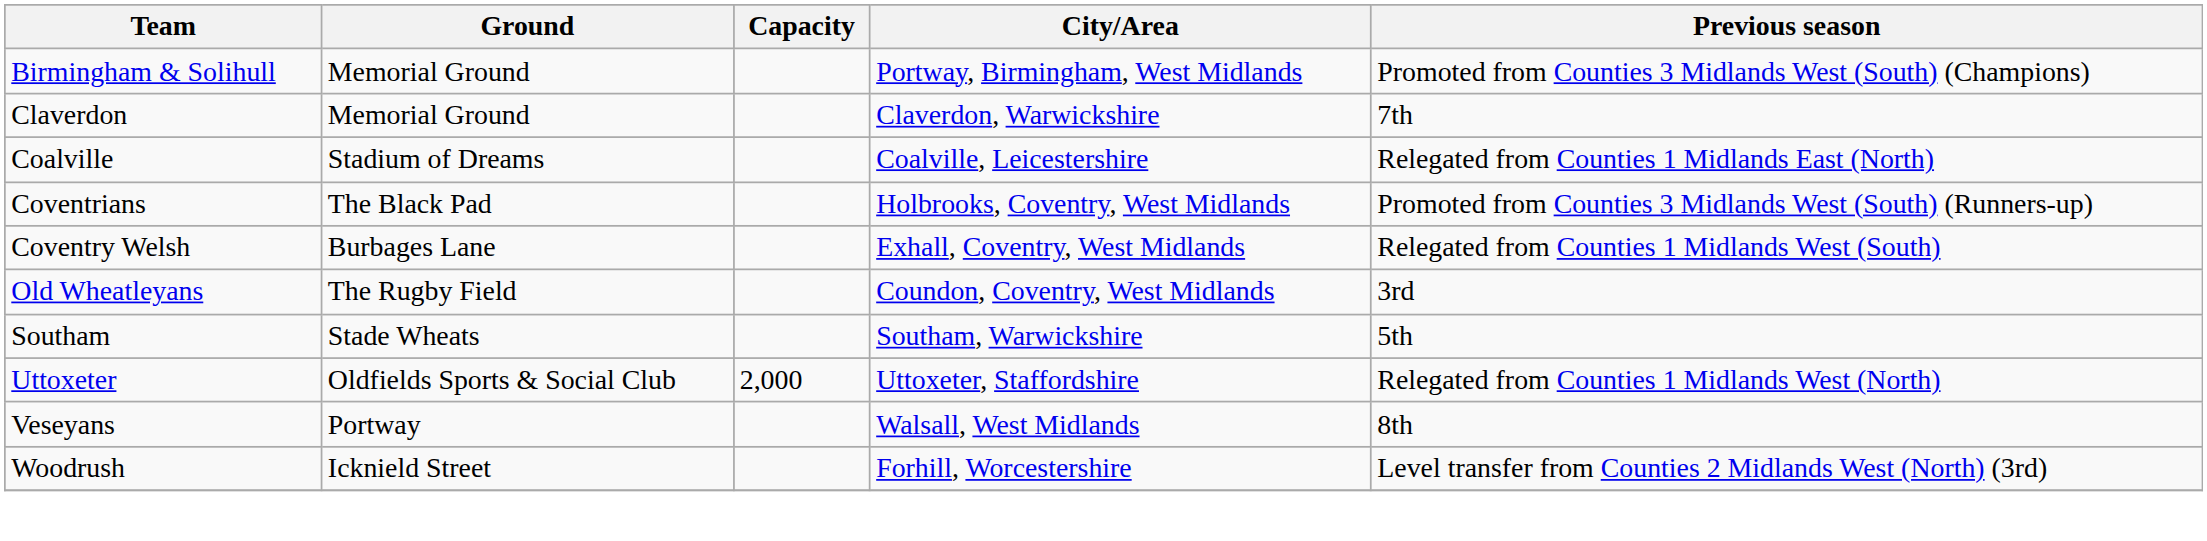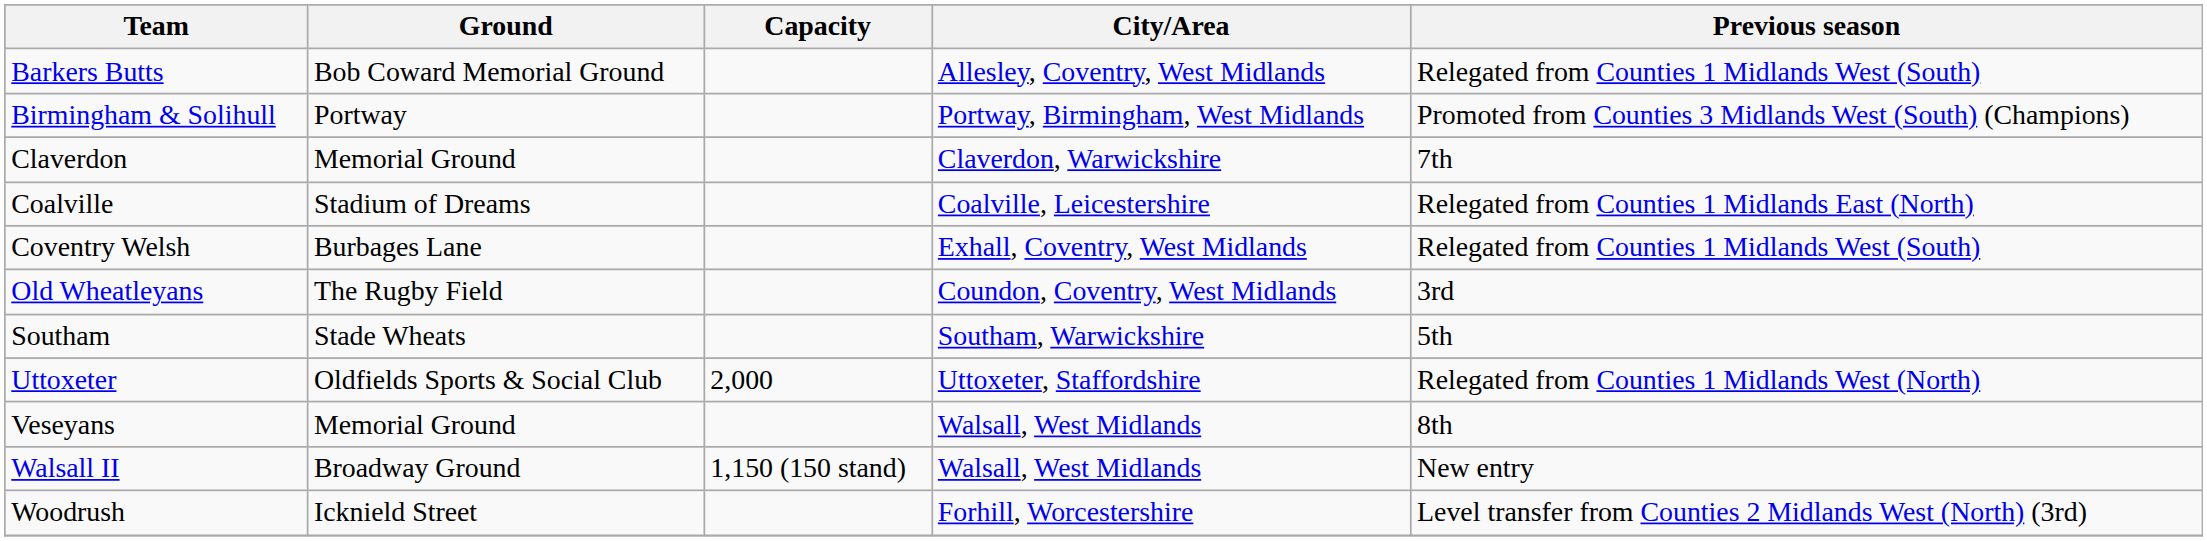+ row: (87, 70)
(429, 70) Memorial Ground -> (360, 114) Portway
- row: (79, 203)
(374, 423) Portway -> (415, 423) Memorial Ground
+ row: (65, 468)
